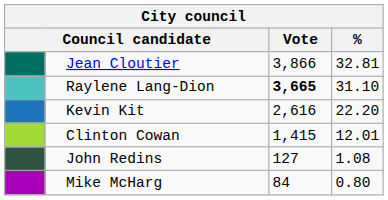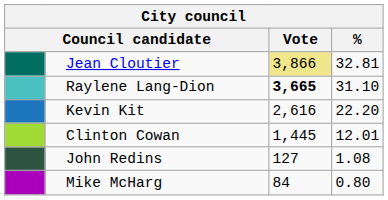(294, 64) no background -> (294, 64) khaki background
(294, 135) 1,415 -> (294, 135) 1,445
